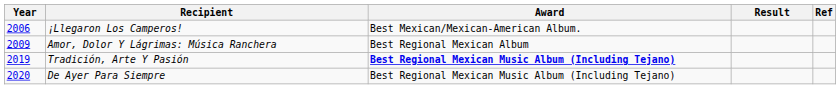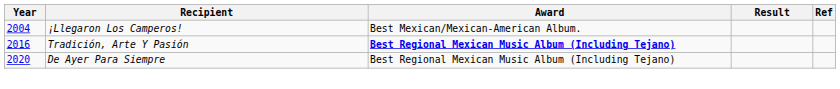(18, 28) 2006 -> (18, 28) 2004
- row: (162, 44)
(18, 60) 2019 -> (18, 44) 2016
